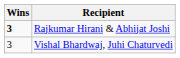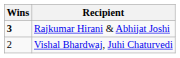(9, 45) 3 -> (9, 45) 2
